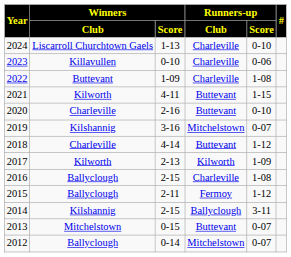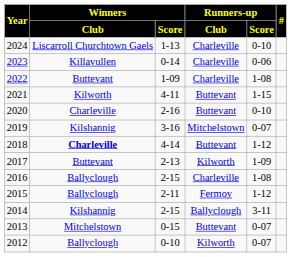(170, 62) 0-10 -> (170, 62) 0-14
(93, 144) normal -> (93, 144) bold
(93, 161) Kilworth -> (93, 161) Buttevant
(170, 243) 0-14 -> (170, 243) 0-10
(216, 243) Mitchelstown -> (216, 243) Kilworth
